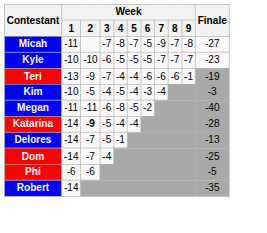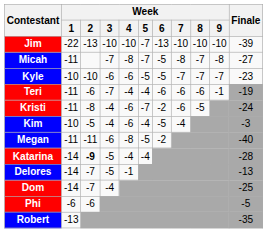+ row: (33, 44)
(161, 44) -9 -> (181, 60) -8
(120, 60) -5 -> (129, 76) -6
(71, 76) -13 -> (71, 92) -11
(90, 76) -9 -> (90, 92) -6
+ row: (33, 108)
(120, 92) -5 -> (129, 124) -6
(148, 92) -3 -> (162, 124) -5
(71, 188) -14 -> (71, 220) -13
